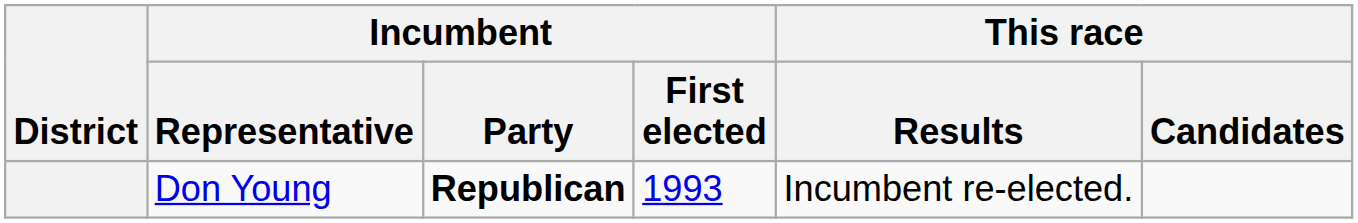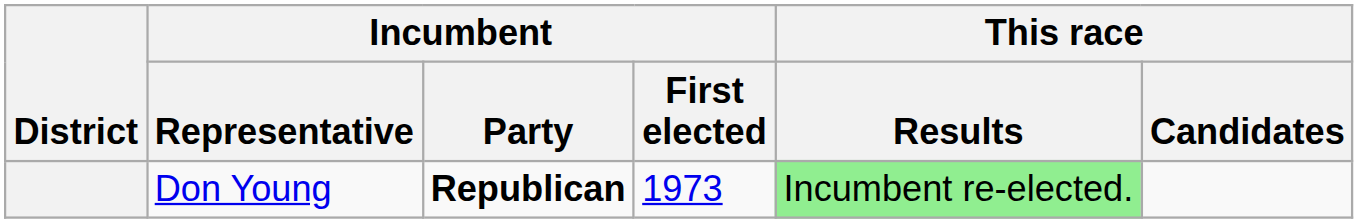(682, 188) 1993 -> (682, 188) 1973
(958, 188) no background -> (958, 188) lightgreen background
